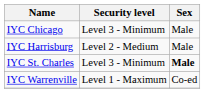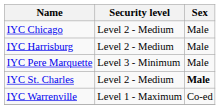(123, 29) Level 3 - Minimum -> (136, 29) Level 2 - Medium
+ row: (50, 63)
(123, 63) Level 3 - Minimum -> (136, 79) Level 2 - Medium
